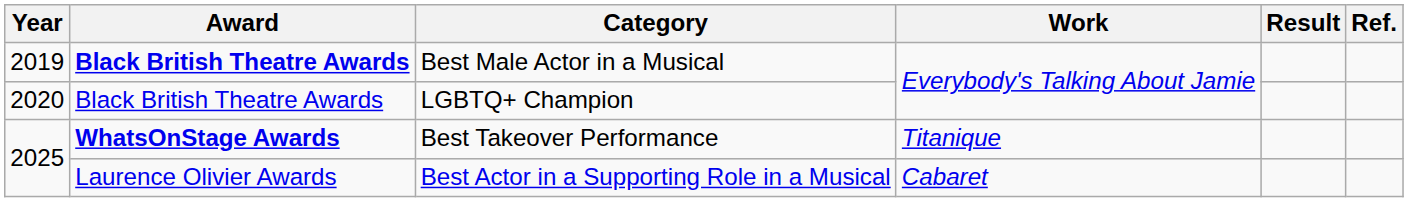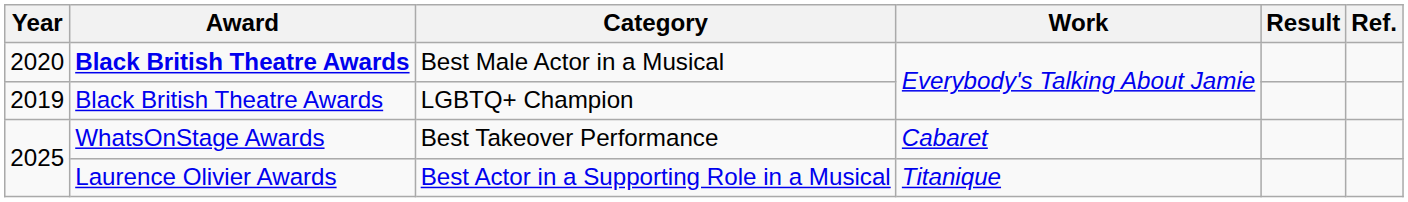(37, 61) 2019 -> (37, 61) 2020
(37, 100) 2020 -> (37, 100) 2019
(207, 138) bold -> (200, 138) normal
(951, 138) Titanique -> (945, 138) Cabaret
(945, 176) Cabaret -> (951, 176) Titanique
